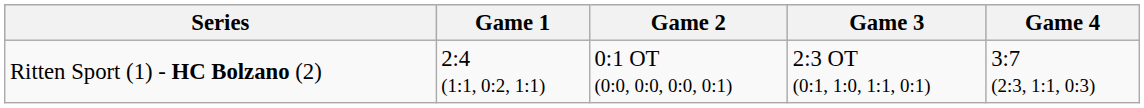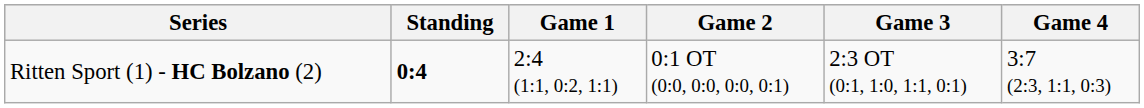+ column: (450, 22)
